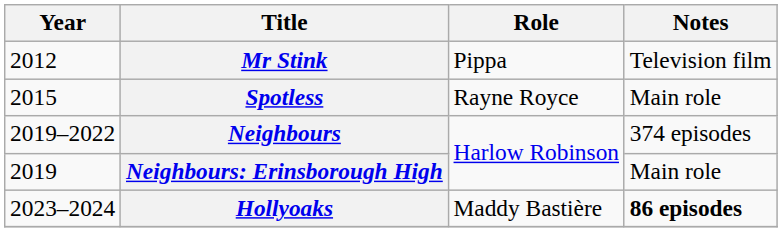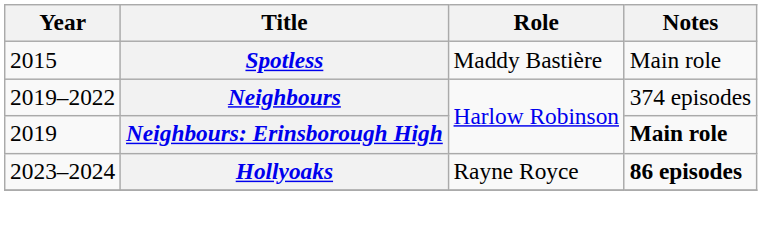- row: (284, 60)
(516, 97) Rayne Royce -> (528, 60) Maddy Bastière
(676, 171) normal -> (679, 134) bold
(528, 208) Maddy Bastière -> (516, 171) Rayne Royce
